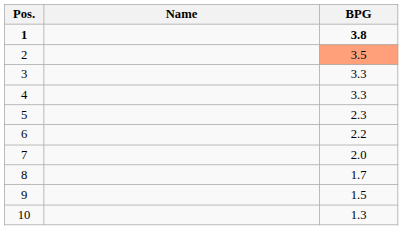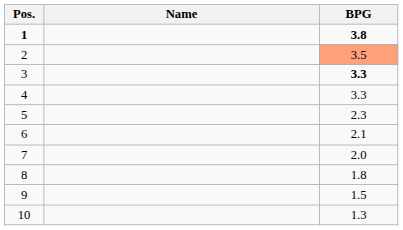(359, 74) normal -> (359, 74) bold
(359, 134) 2.2 -> (359, 134) 2.1
(359, 174) 1.7 -> (359, 174) 1.8
